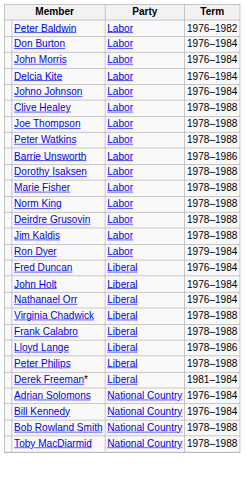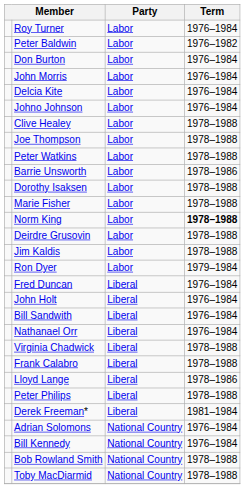+ row: (39, 28)
(212, 204) normal -> (212, 220) bold
+ row: (43, 316)
